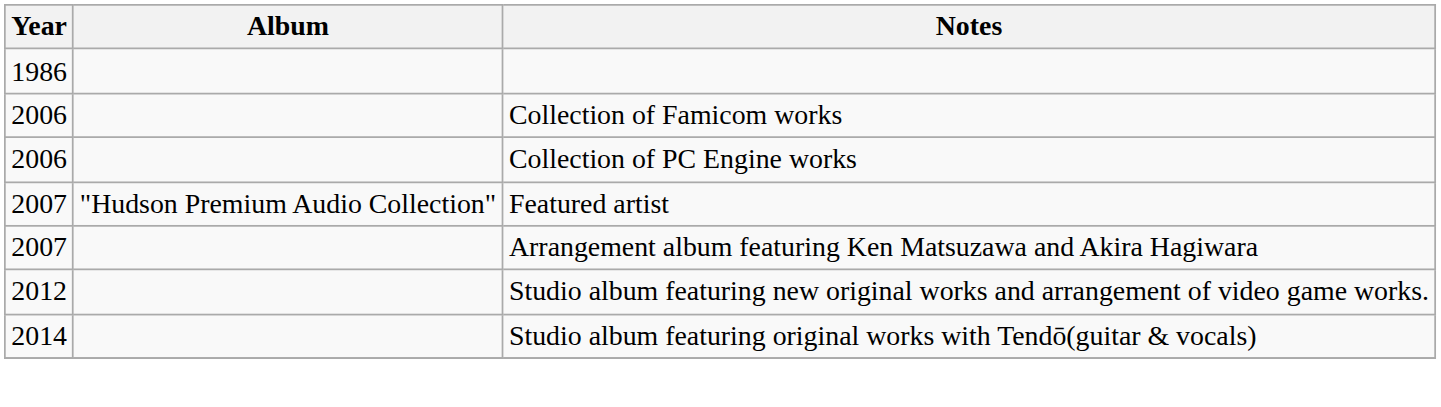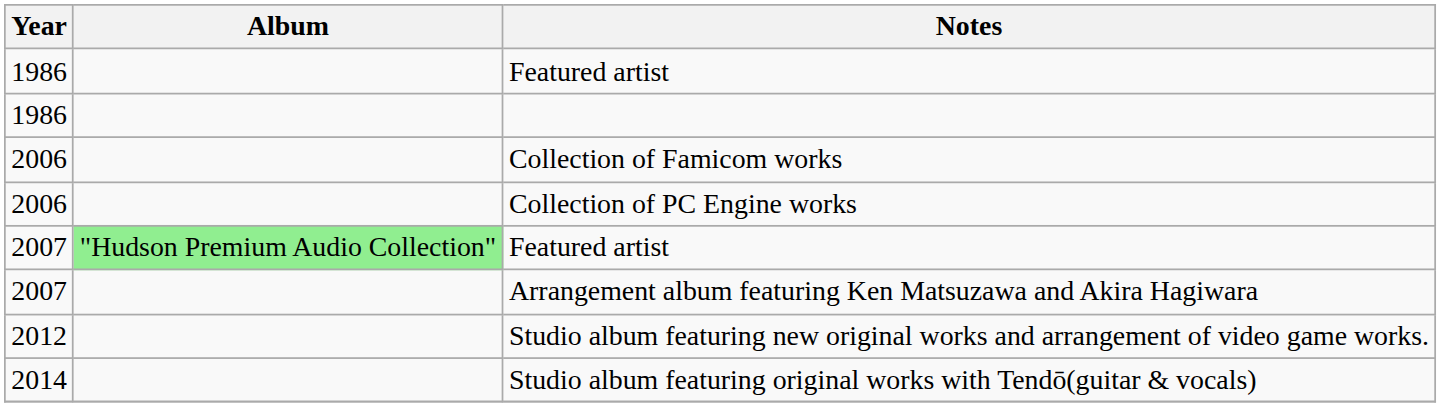+ row: (39, 70)
(288, 203) no background -> (288, 247) lightgreen background
